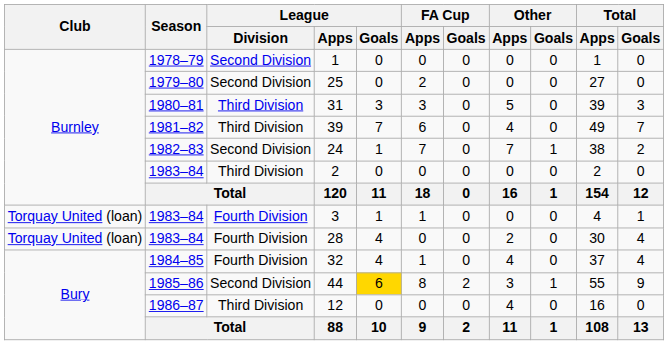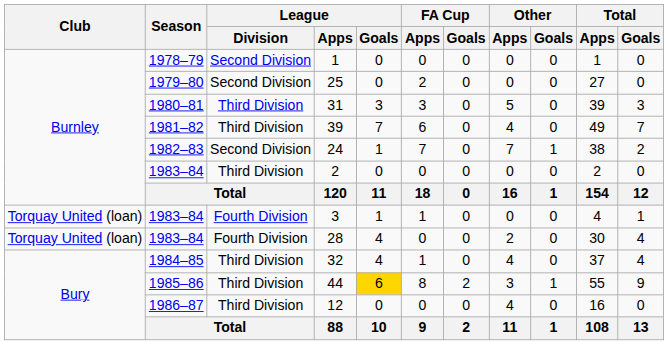(261, 261) Fourth Division -> (261, 261) Third Division
(261, 283) Second Division -> (261, 283) Third Division
